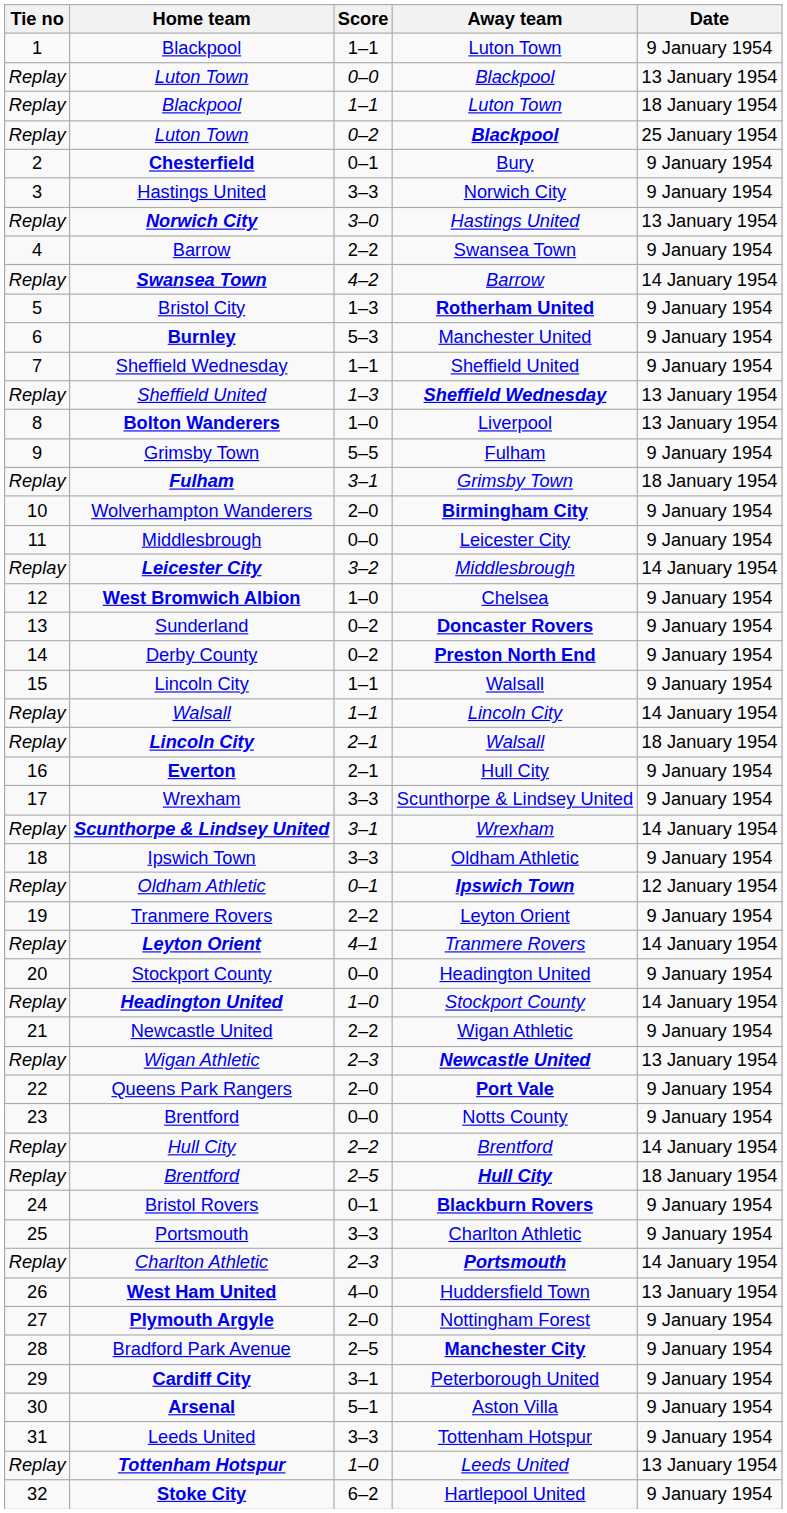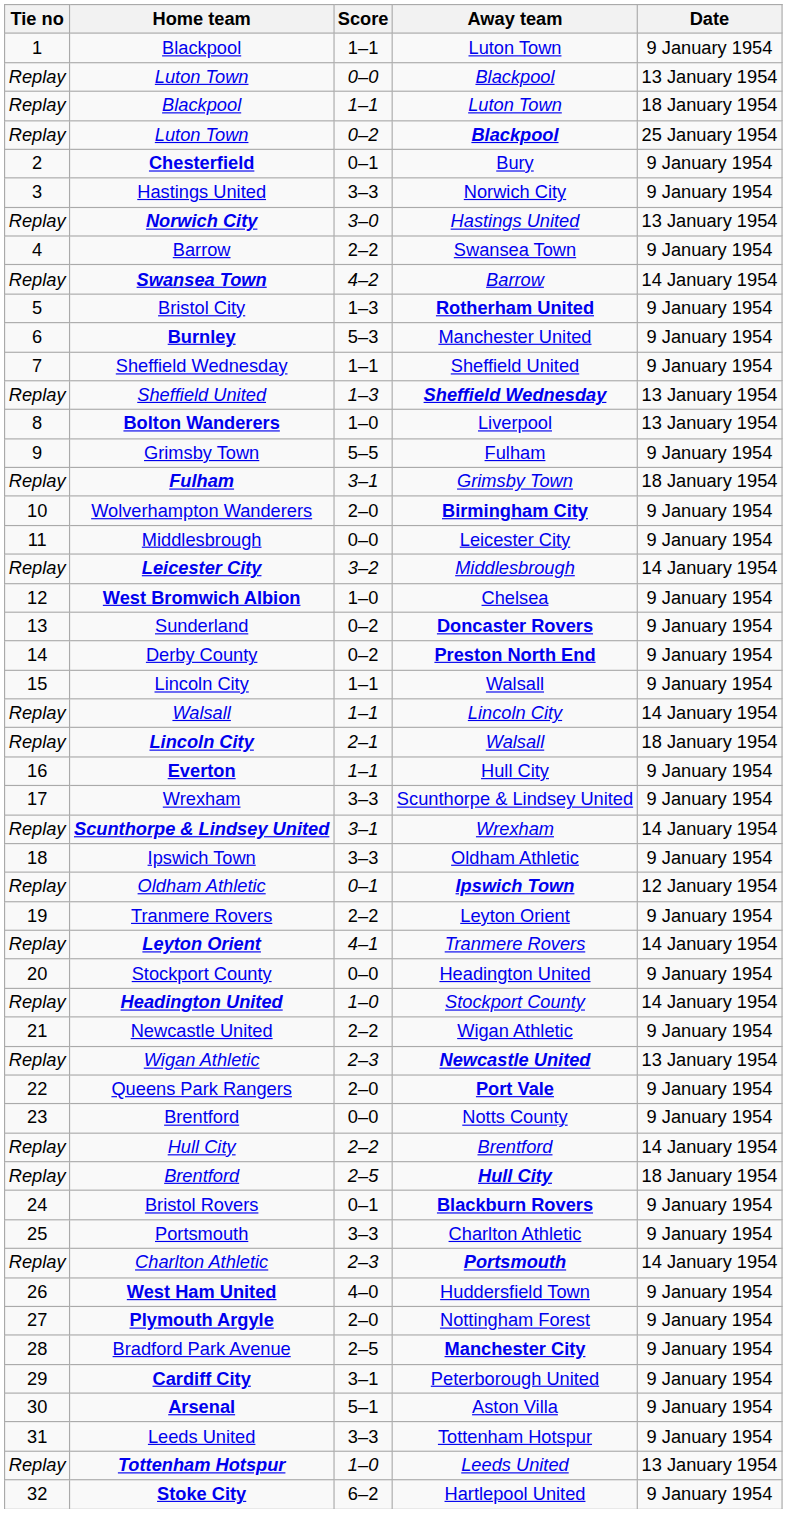(363, 771) 2–1 -> (363, 771) 1–1
(709, 1291) 13 January 1954 -> (709, 1291) 9 January 1954
